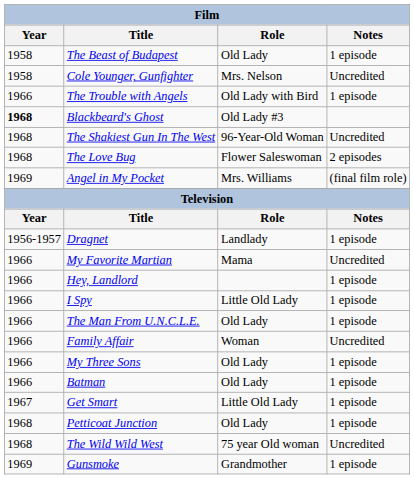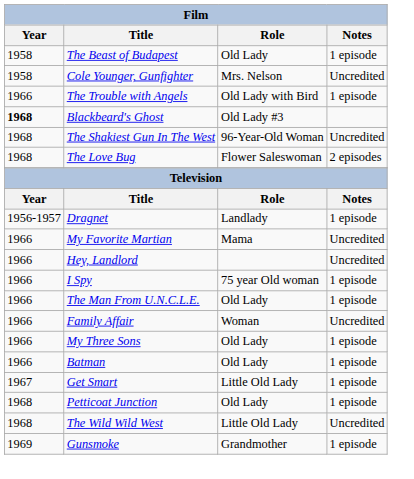- row: (115, 178)
(353, 280) 1 episode -> (357, 260) Uncredited
(259, 301) Little Old Lady -> (270, 280) 75 year Old woman
(270, 444) 75 year Old woman -> (259, 423) Little Old Lady
